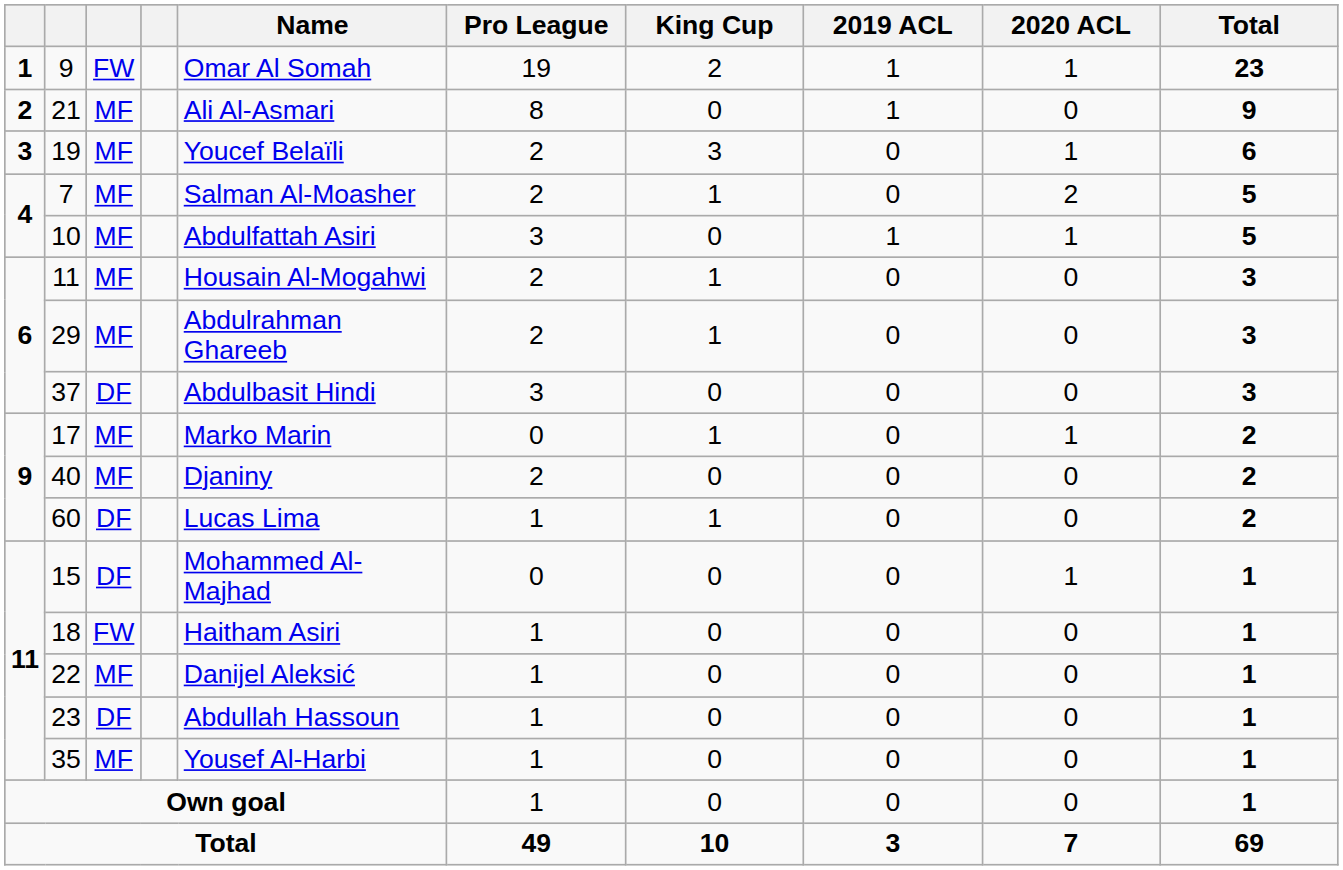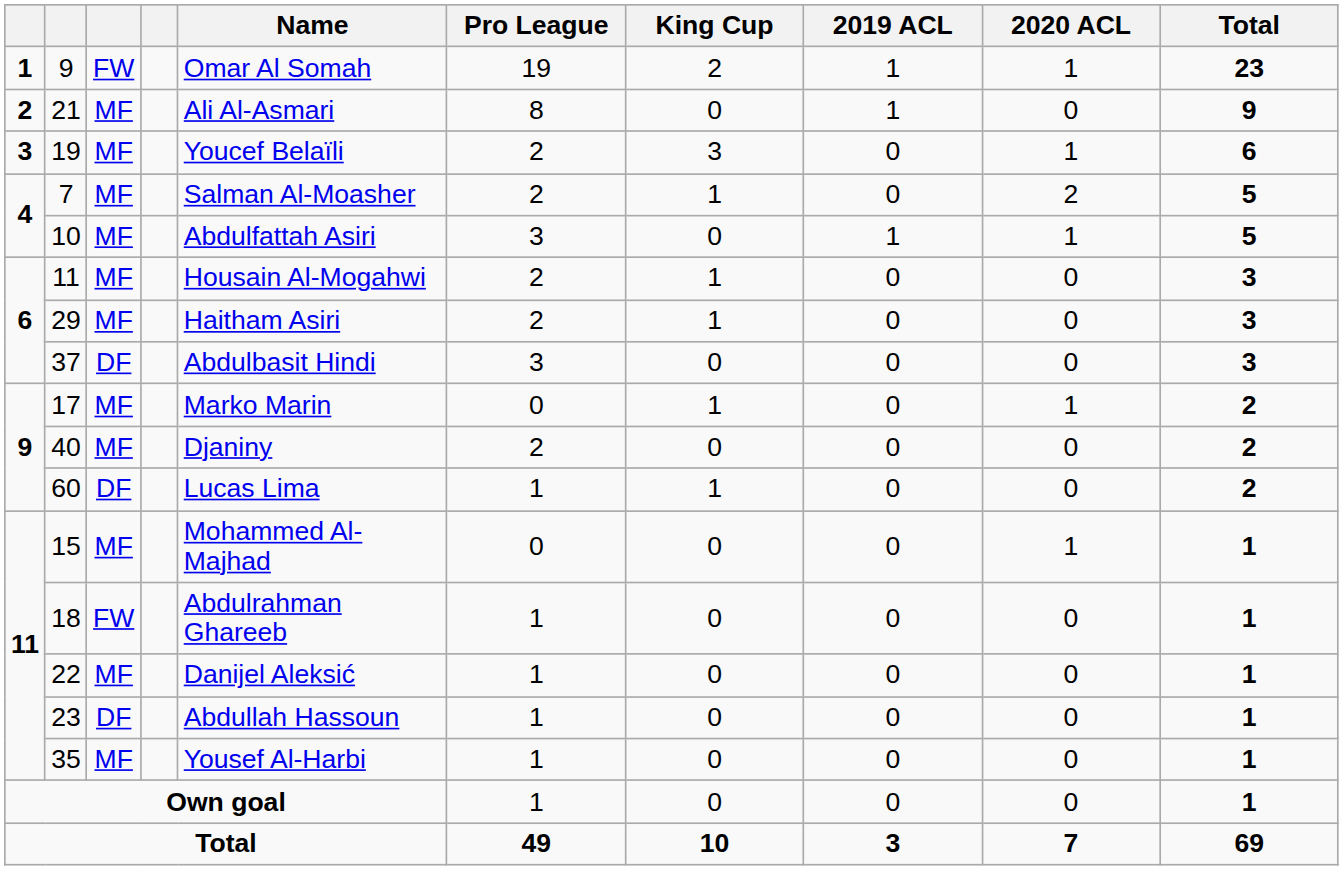(263, 335) Abdulrahman Ghareeb -> (262, 320) Haitham Asiri
(114, 575) DF -> (114, 545) MF
(262, 632) Haitham Asiri -> (263, 617) Abdulrahman Ghareeb
